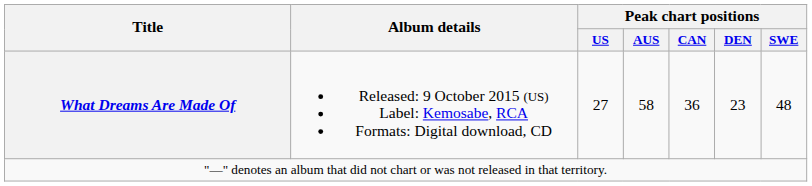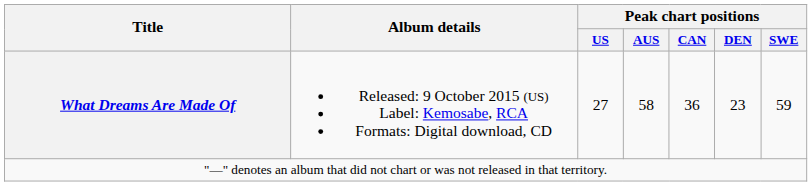(784, 104) 48 -> (784, 104) 59
